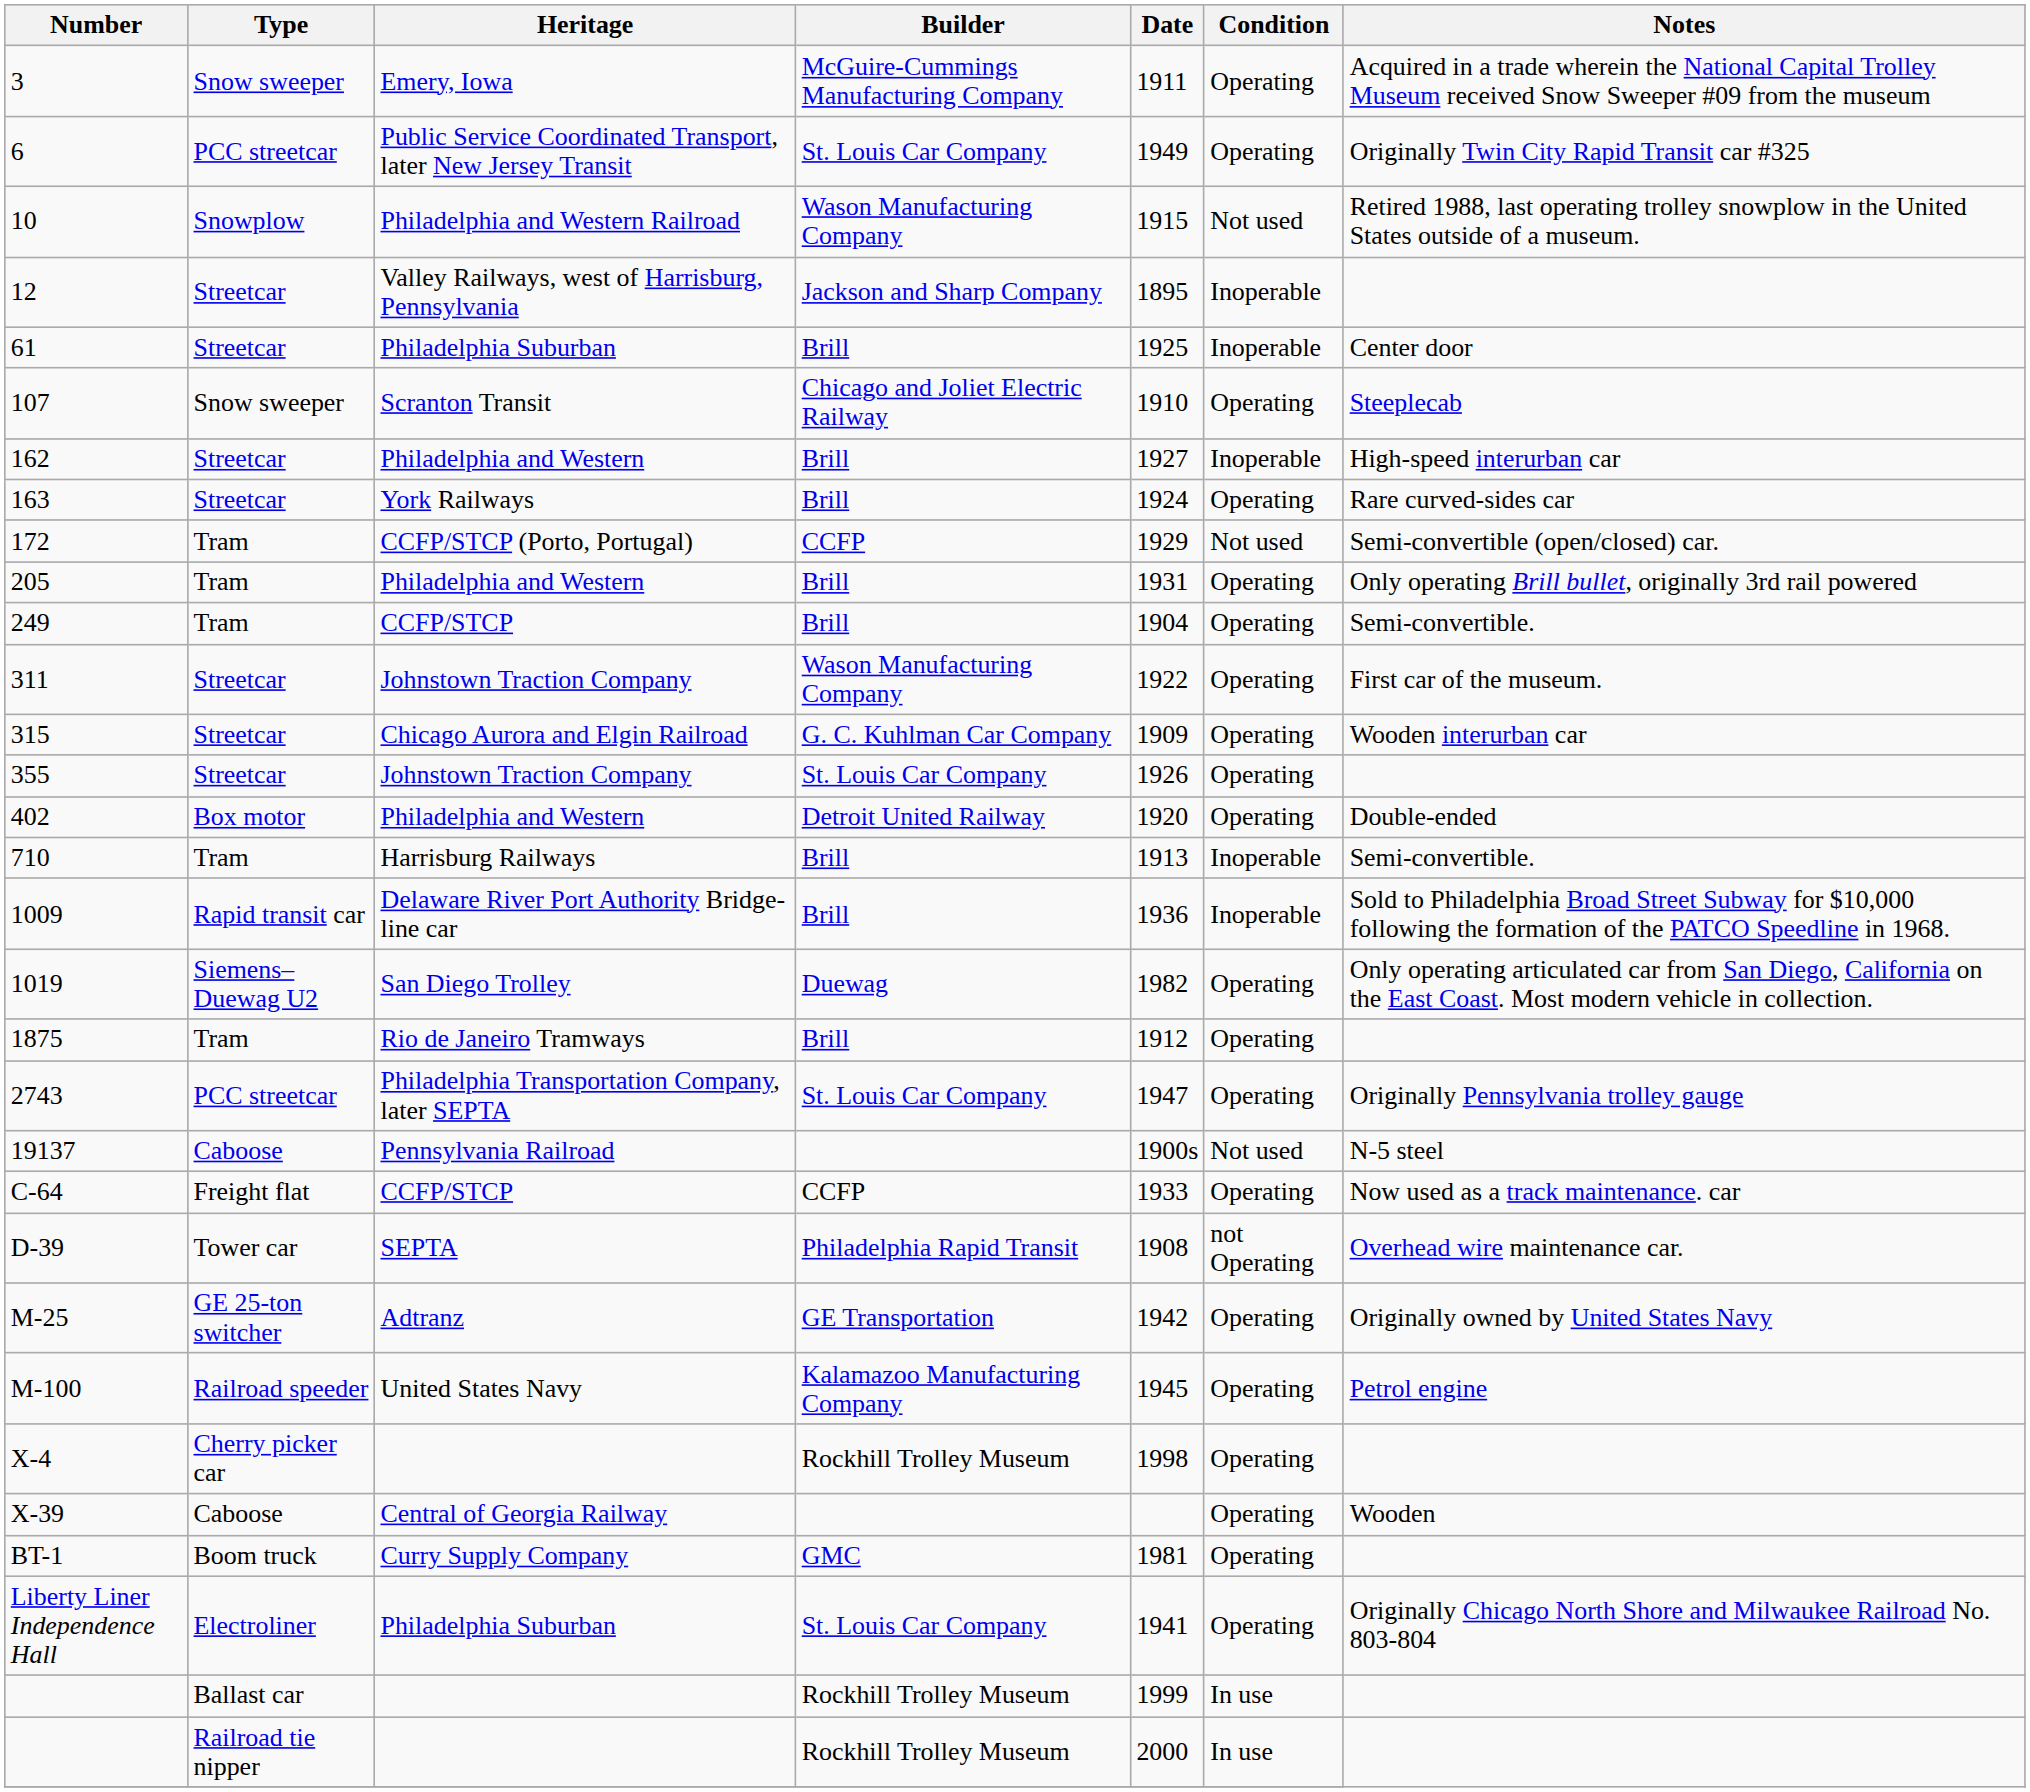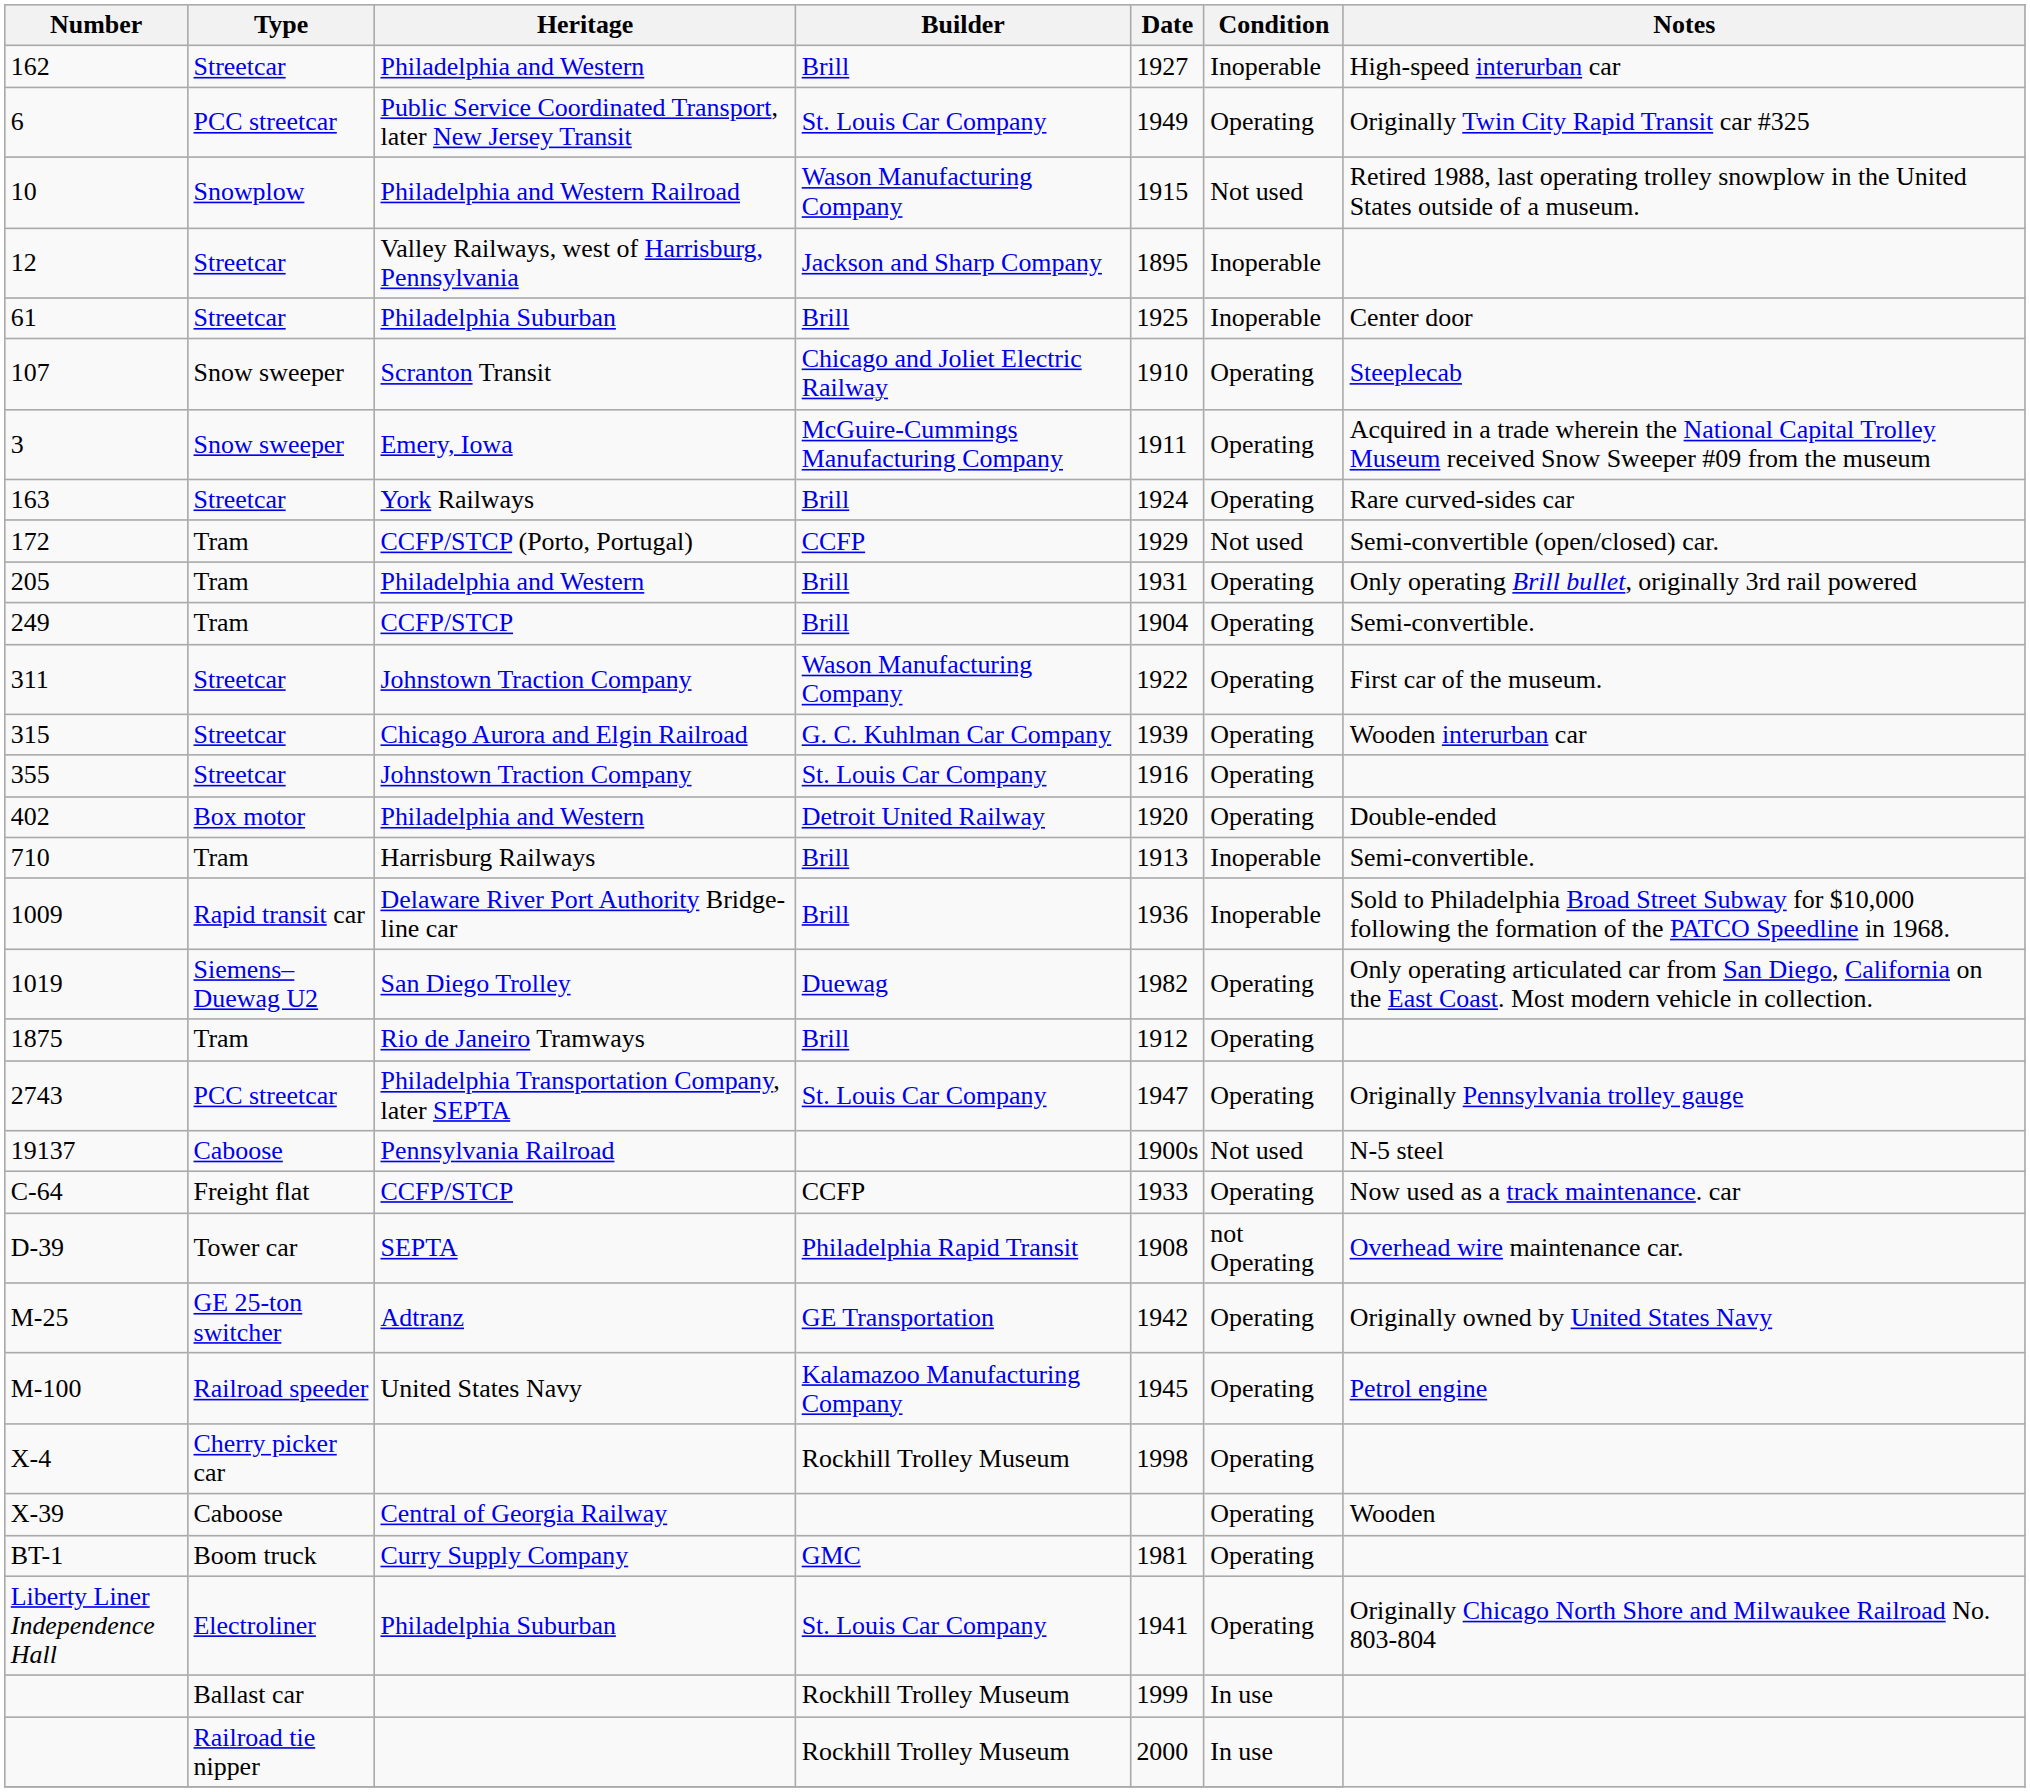rows swapped: (17, 80) <-> (30, 458)
(1162, 734) 1909 -> (1162, 734) 1939
(1162, 775) 1926 -> (1162, 775) 1916
